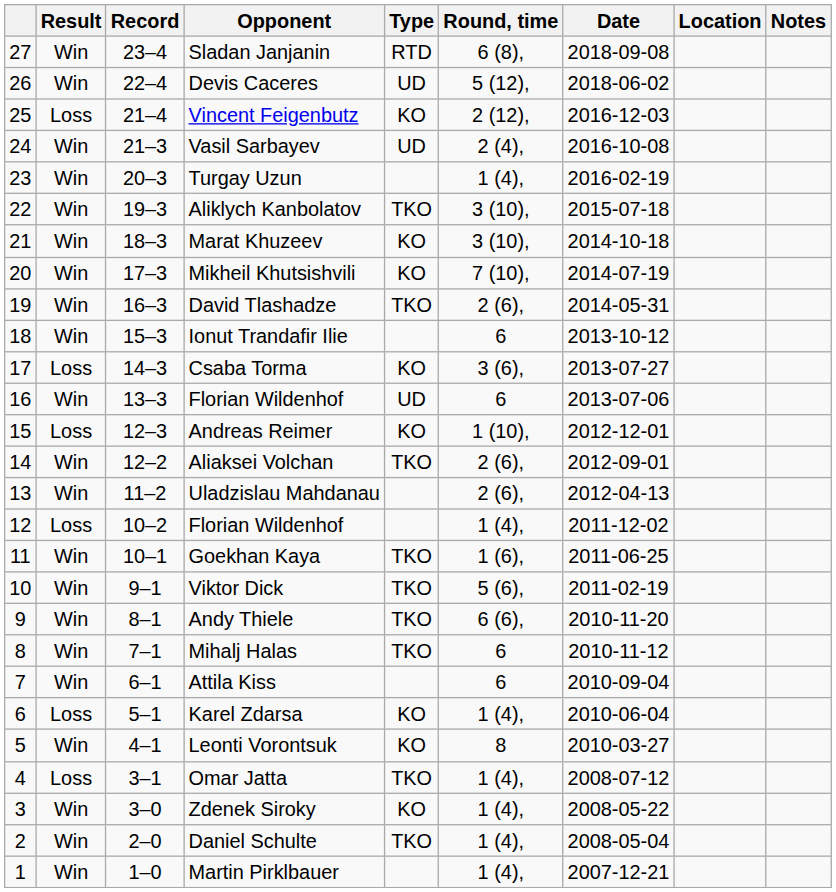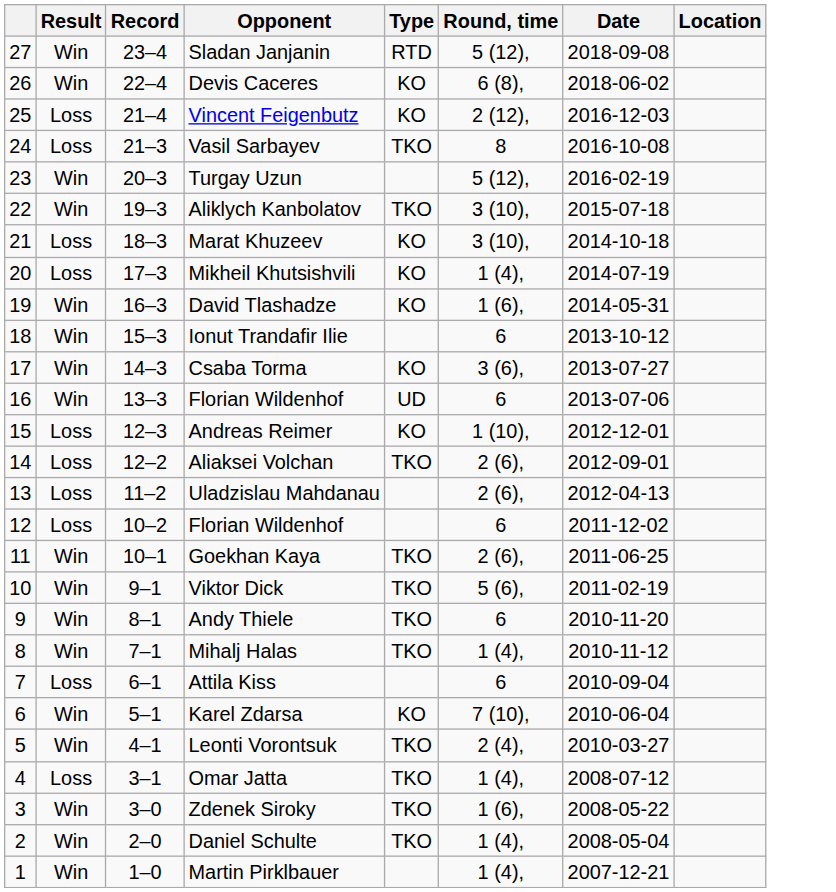- column: (798, 21)
(501, 52) 6 (8), -> (501, 52) 5 (12),
(412, 84) UD -> (412, 84) KO
(501, 84) 5 (12), -> (501, 84) 6 (8),
(71, 147) Win -> (71, 147) Loss
(412, 147) UD -> (412, 147) TKO
(501, 147) 2 (4), -> (501, 147) 8
(501, 178) 1 (4), -> (501, 178) 5 (12),
(71, 241) Win -> (71, 241) Loss
(71, 273) Win -> (71, 273) Loss
(501, 273) 7 (10), -> (501, 273) 1 (4),
(412, 304) TKO -> (412, 304) KO
(501, 304) 2 (6), -> (501, 304) 1 (6),
(71, 367) Loss -> (71, 367) Win
(71, 462) Win -> (71, 462) Loss
(71, 493) Win -> (71, 493) Loss
(501, 525) 1 (4), -> (501, 525) 6
(501, 556) 1 (6), -> (501, 556) 2 (6),
(501, 620) 6 (6), -> (501, 620) 6
(501, 651) 6 -> (501, 651) 1 (4),
(71, 683) Win -> (71, 683) Loss
(71, 714) Loss -> (71, 714) Win
(501, 714) 1 (4), -> (501, 714) 7 (10),
(412, 746) KO -> (412, 746) TKO
(501, 746) 8 -> (501, 746) 2 (4),
(412, 809) KO -> (412, 809) TKO
(501, 809) 1 (4), -> (501, 809) 1 (6),
